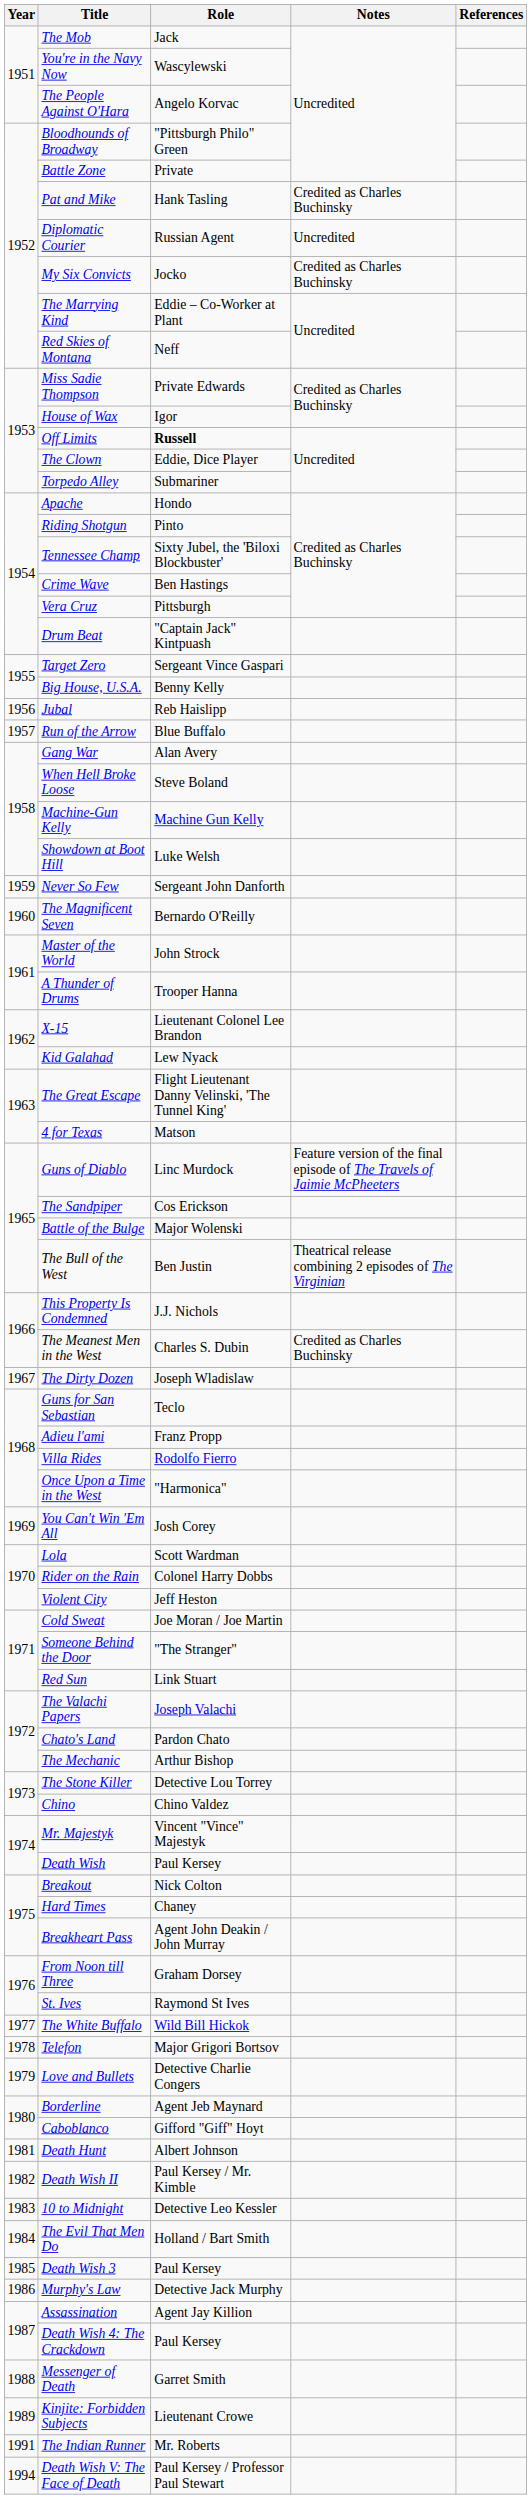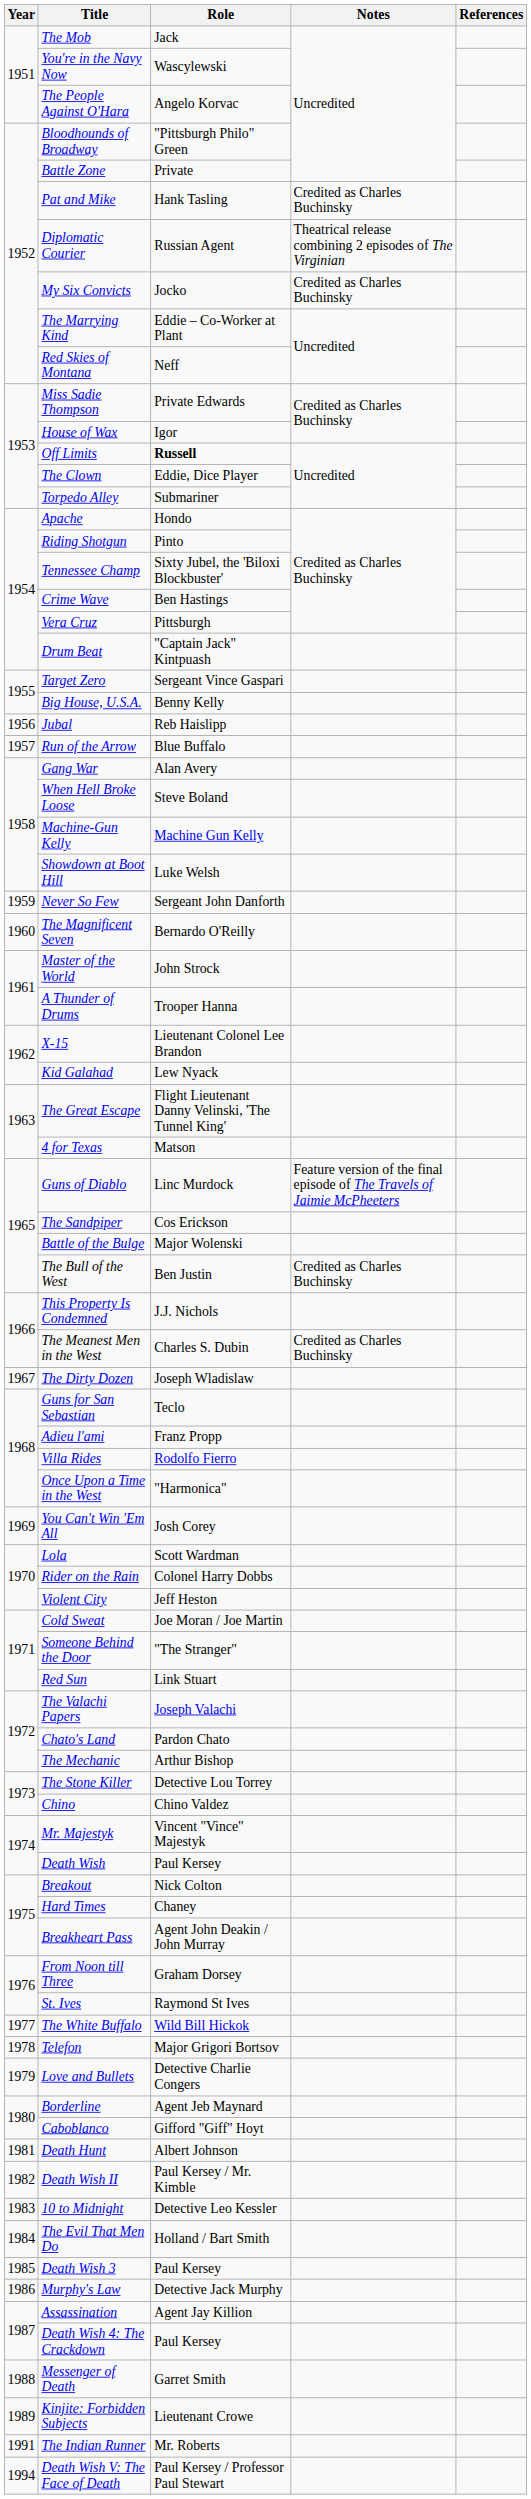(324, 237) Uncredited -> (373, 245) Theatrical release combining 2 episodes of The Virginian
(373, 1266) Theatrical release combining 2 episodes of The Virginian -> (347, 1273) Credited as Charles Buchinsky
